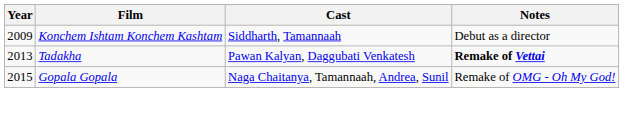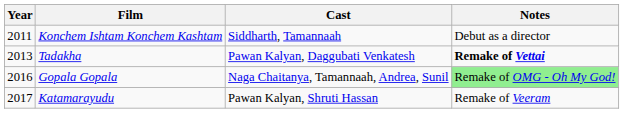(20, 35) 2009 -> (20, 35) 2011
(20, 77) 2015 -> (20, 77) 2016
(535, 77) no background -> (535, 77) lightgreen background
+ row: (76, 98)
